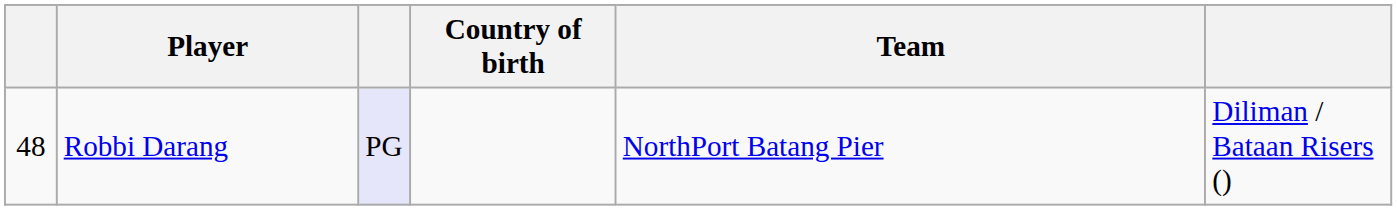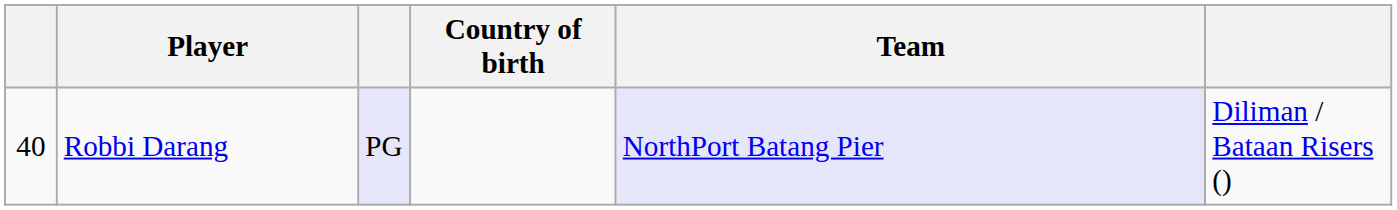(31, 145) 48 -> (31, 145) 40
(753, 145) no background -> (753, 145) lavender background
